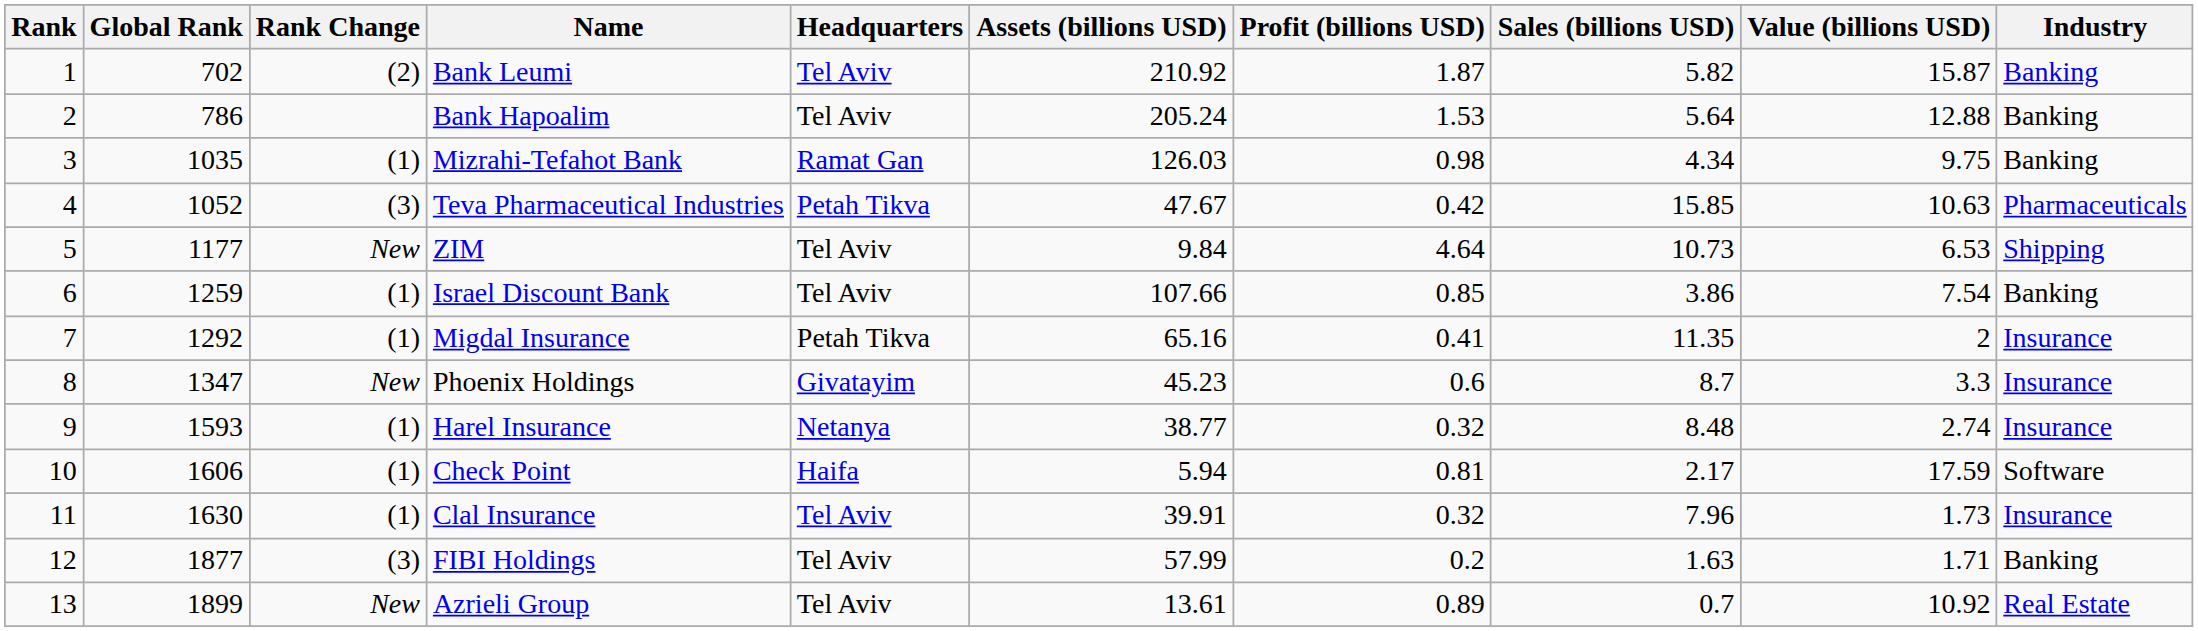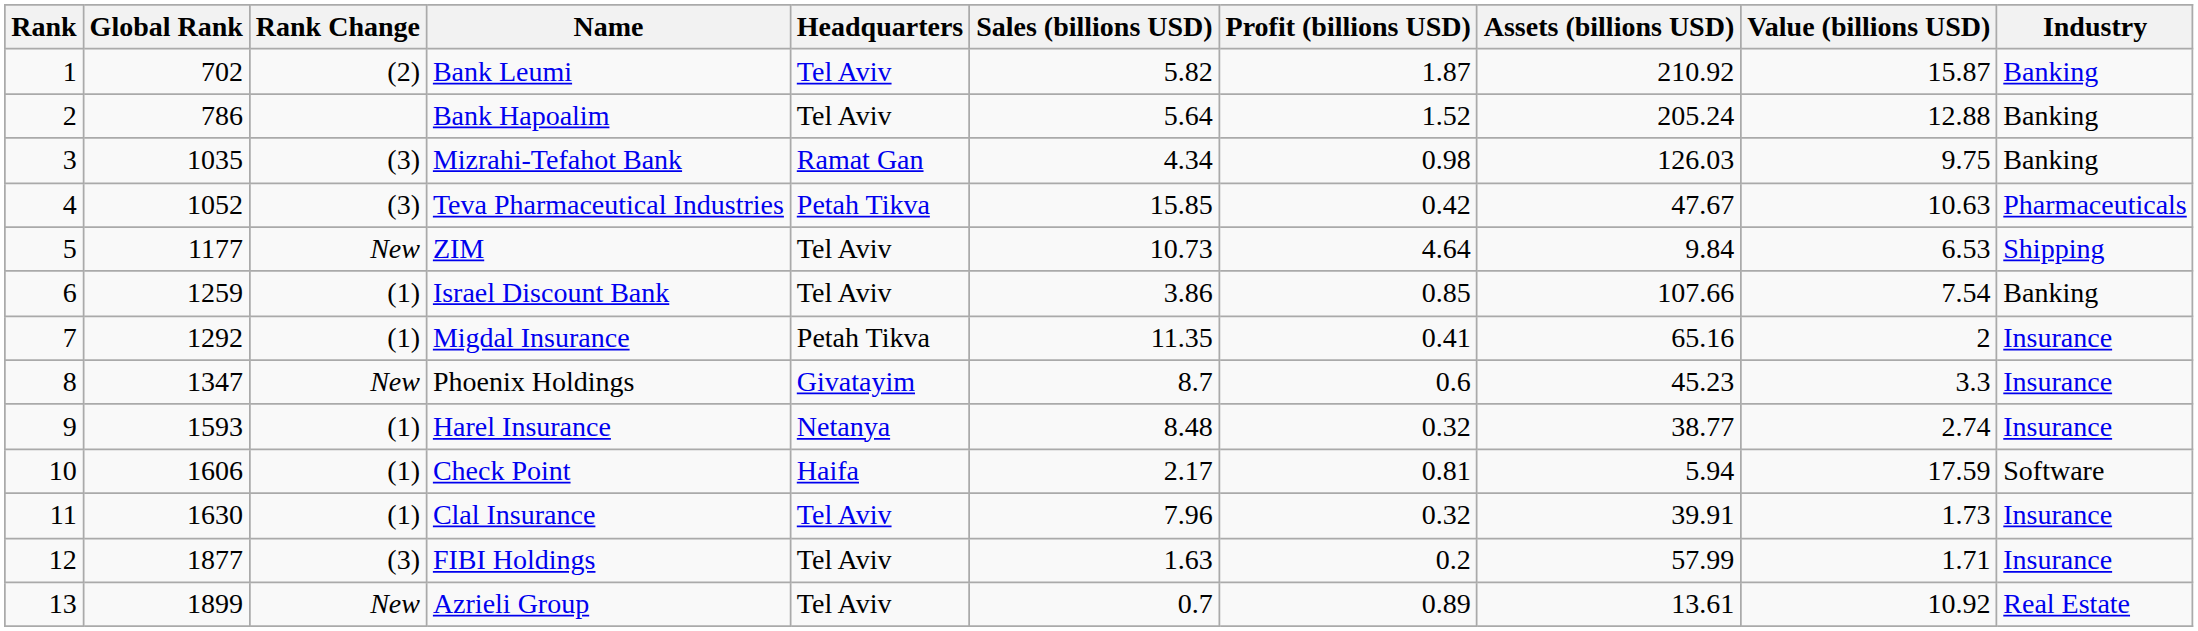columns swapped: (1616, 26) <-> (1101, 26)
(1460, 115) 1.53 -> (1446, 115) 1.52
(404, 159) (1) -> (404, 159) (3)
(2051, 559) Banking -> (2058, 559) Insurance
